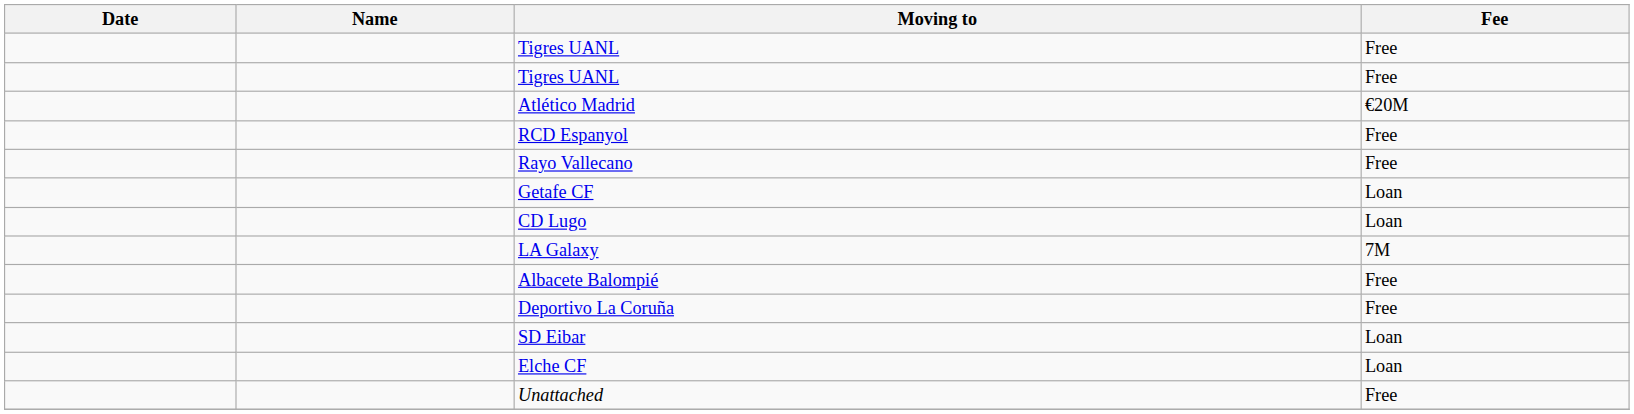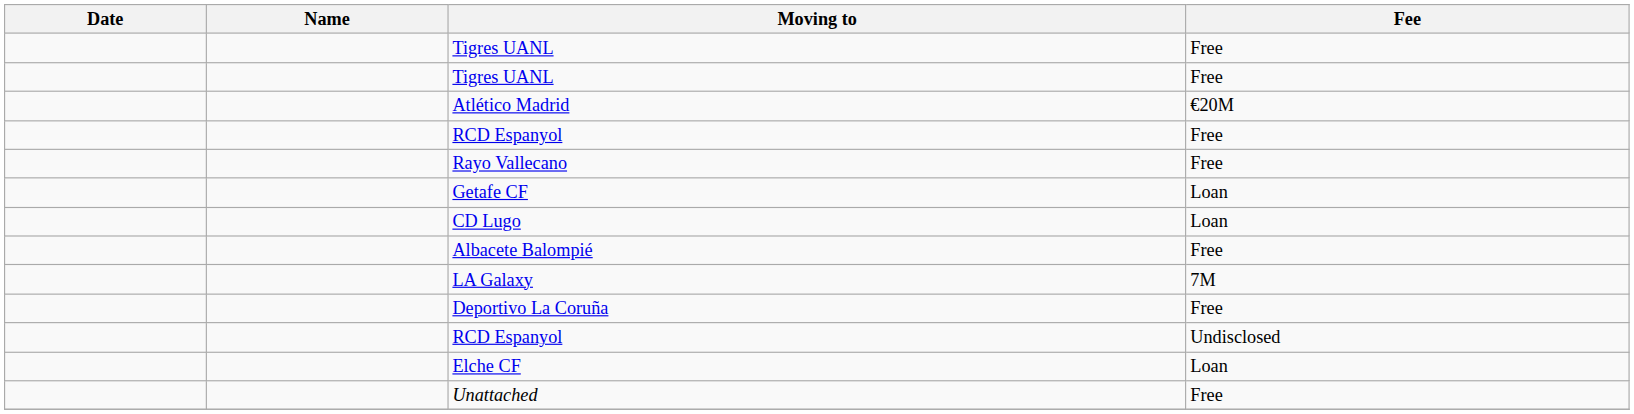rows swapped: (588, 279) <-> (558, 250)
+ row: (507, 337)
- row: (552, 337)
